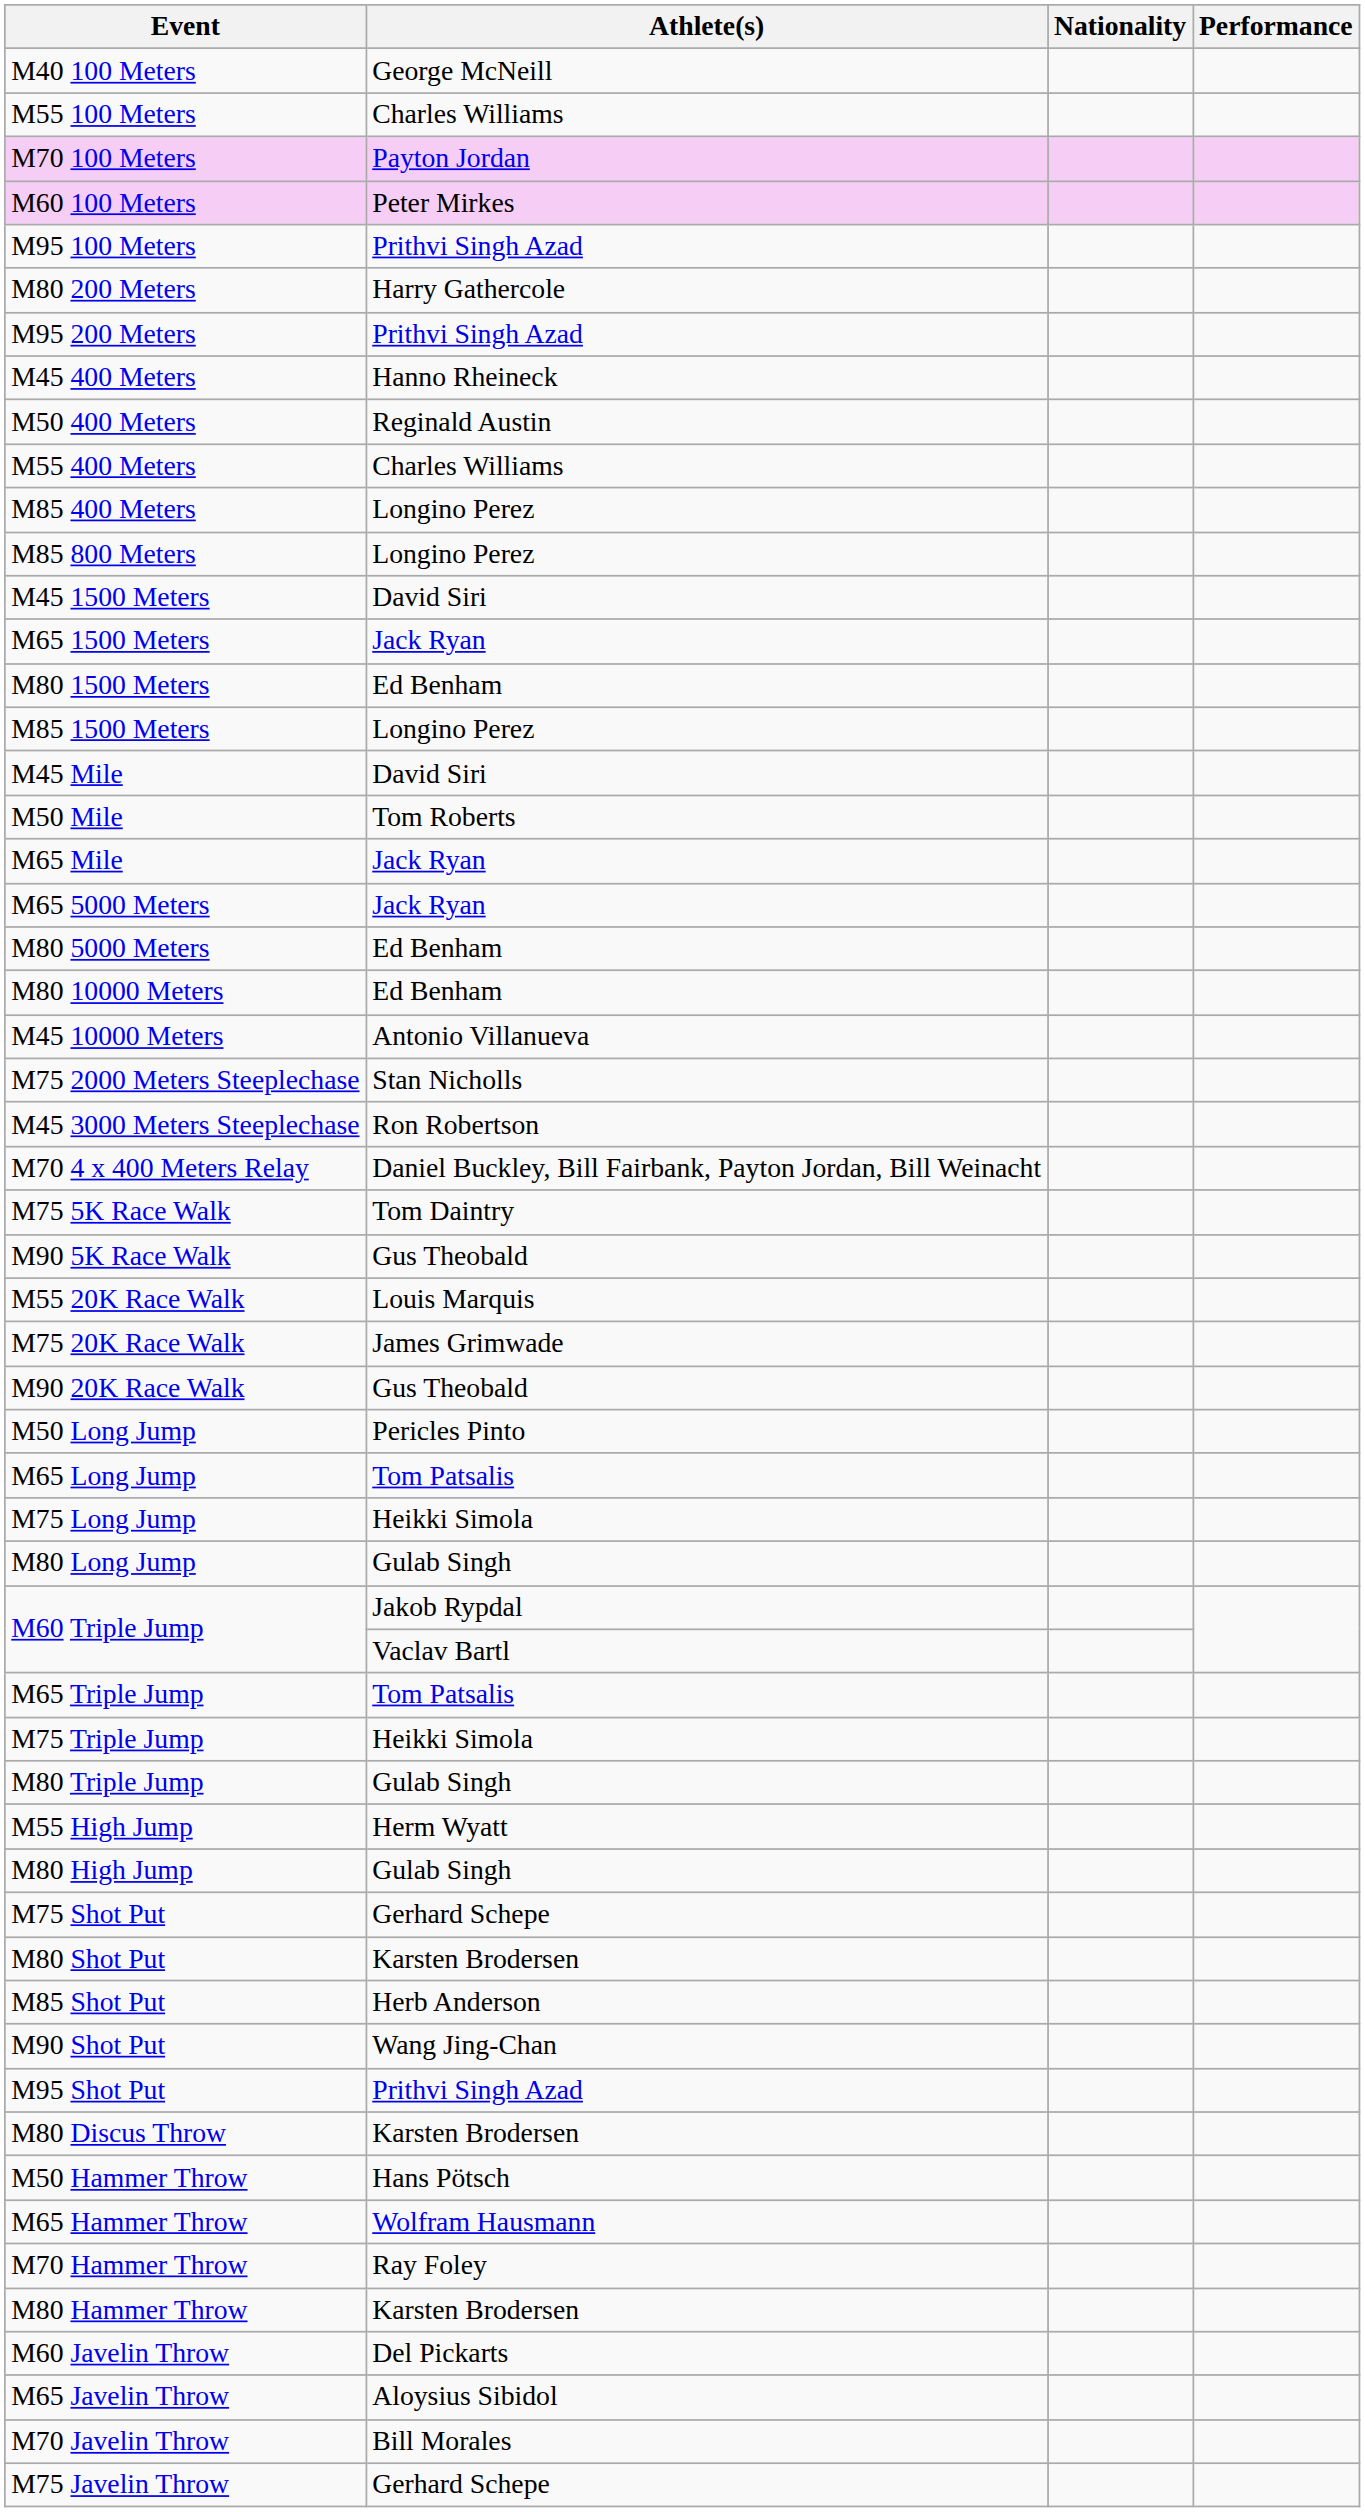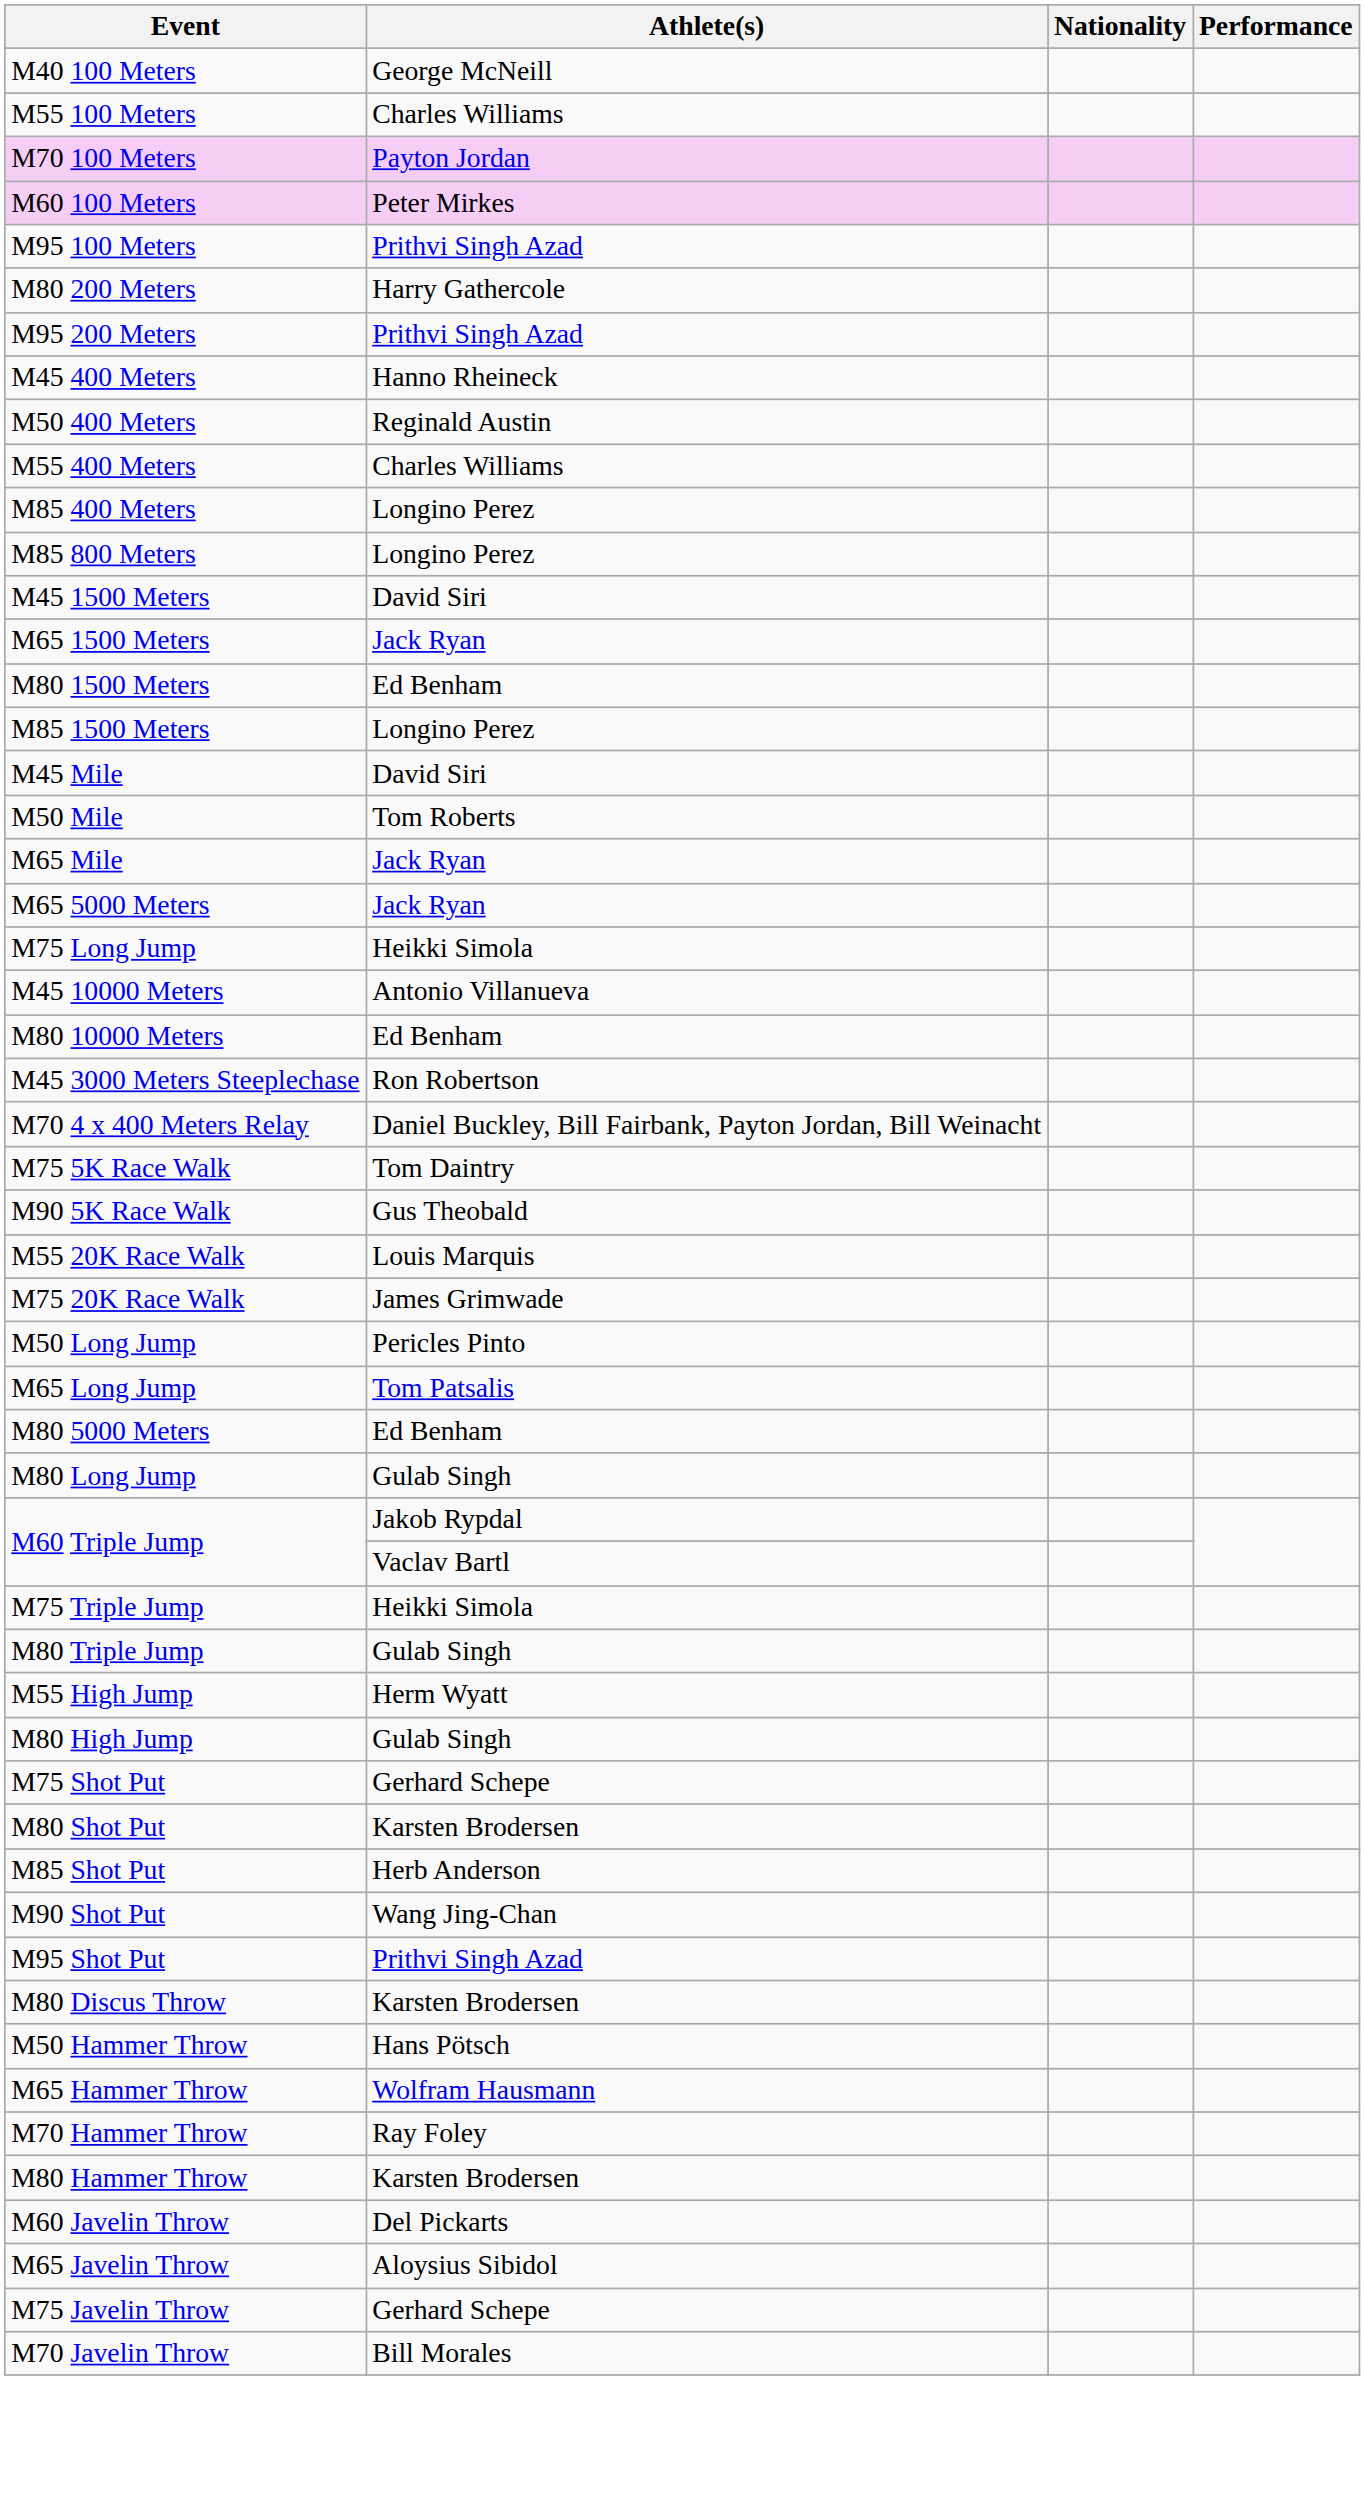rows swapped: (110, 948) <-> (104, 1519)
rows swapped: (117, 1036) <-> (117, 992)
- row: (185, 1080)
- row: (128, 1387)
- row: (107, 1694)
rows swapped: (120, 2440) <-> (120, 2484)
